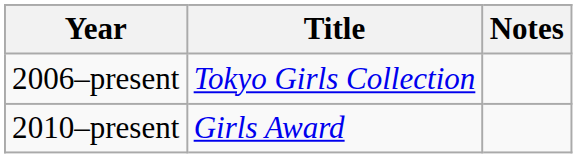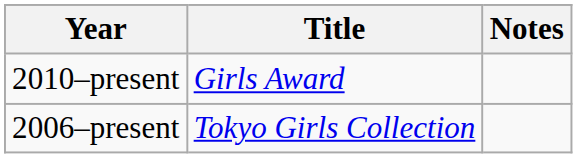rows swapped: (96, 78) <-> (96, 127)
